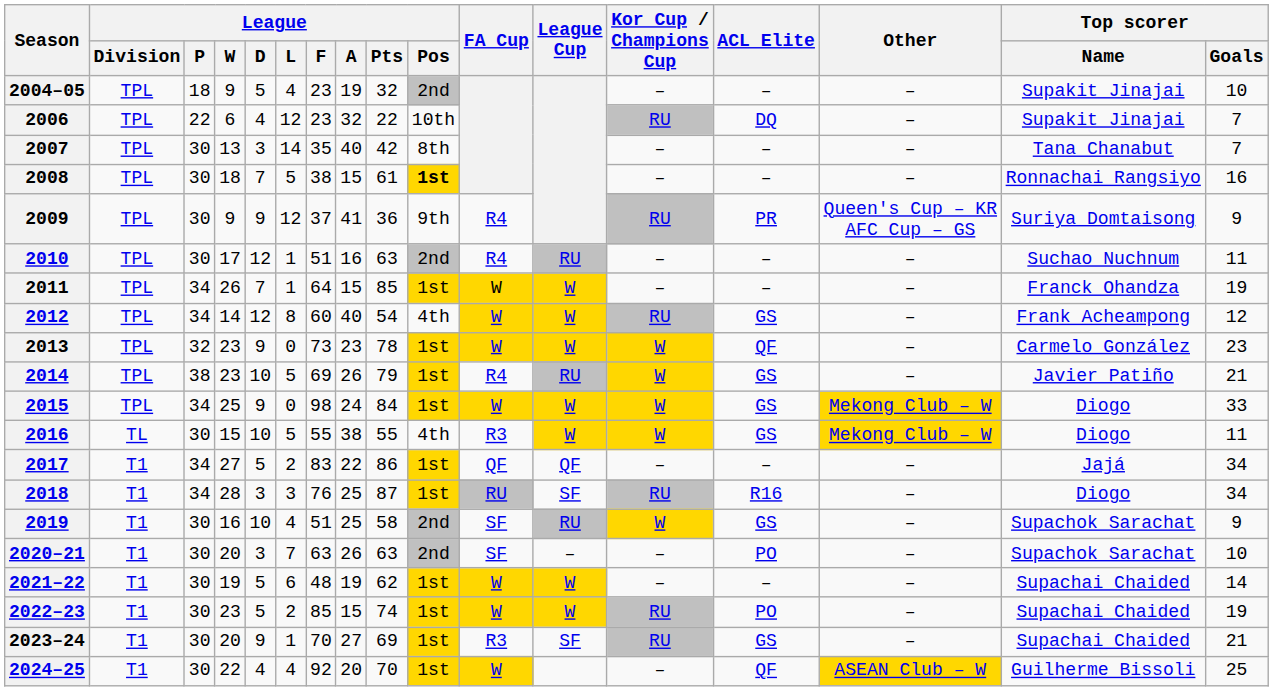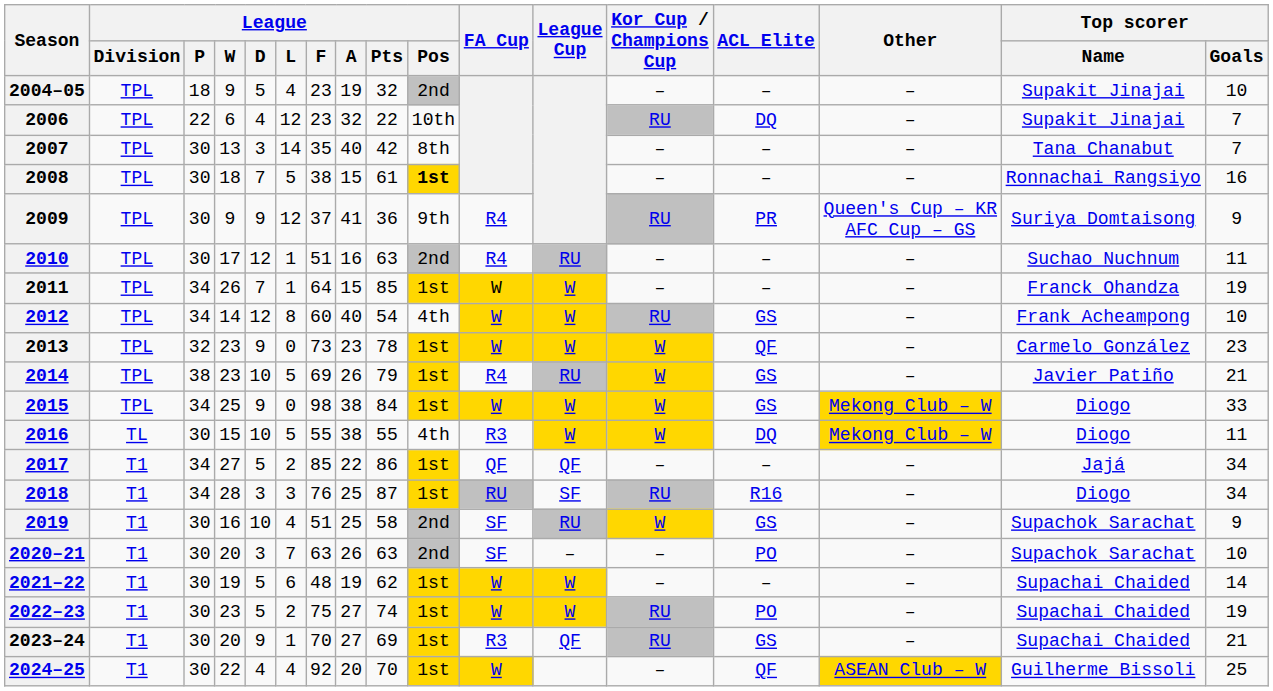(1237, 318) 12 -> (1237, 318) 10
(351, 406) 24 -> (351, 406) 38
(766, 435) GS -> (766, 435) DQ
(321, 465) 83 -> (321, 465) 85
(321, 612) 85 -> (321, 612) 75
(351, 612) 15 -> (351, 612) 27
(570, 642) SF -> (570, 642) QF
